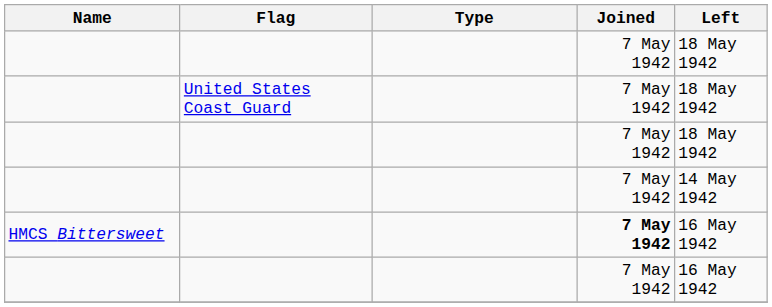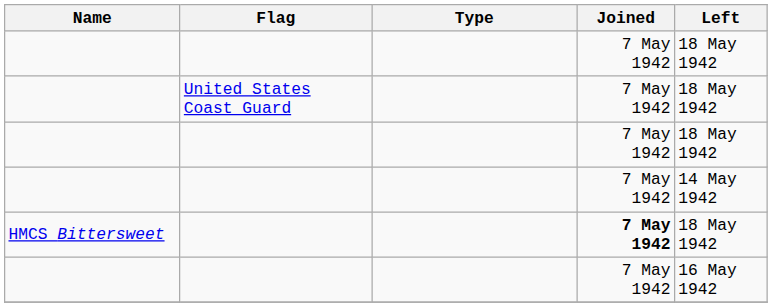(708, 235) 16 May 1942 -> (708, 235) 18 May 1942
